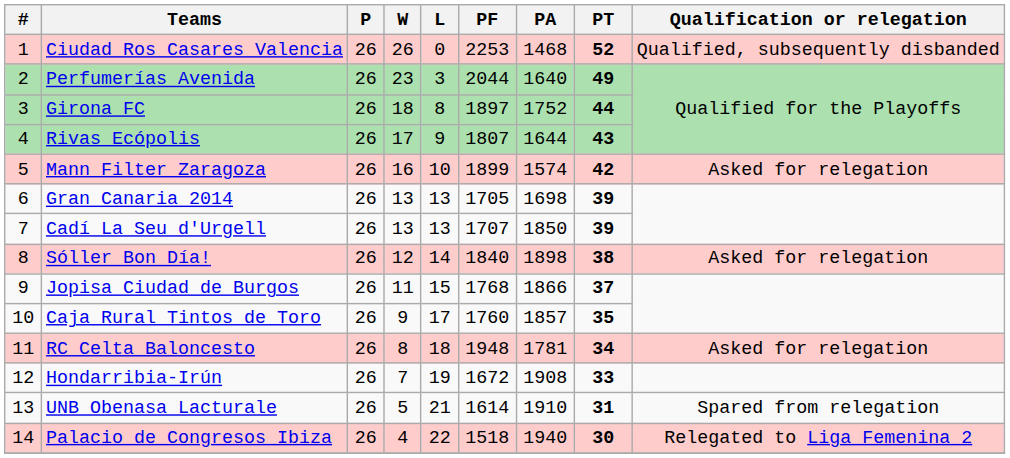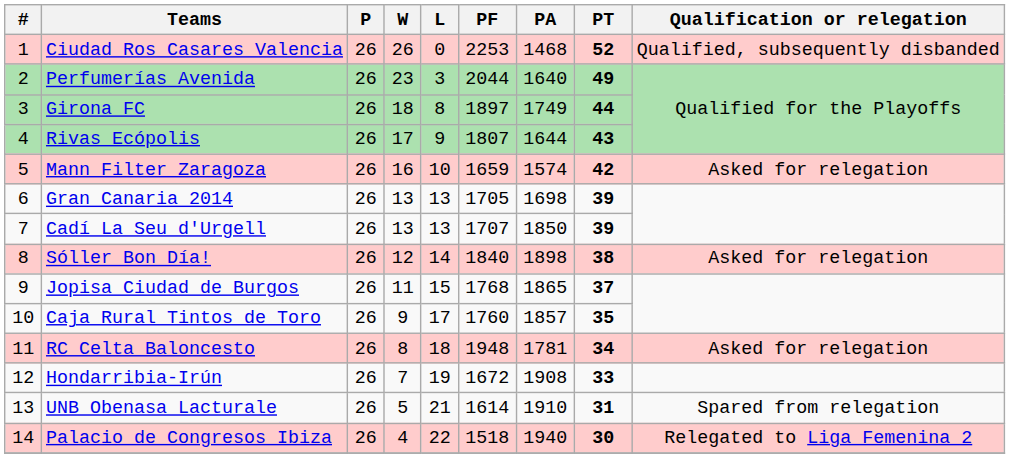(545, 109) 1752 -> (545, 109) 1749
(487, 169) 1899 -> (487, 169) 1659
(545, 289) 1866 -> (545, 289) 1865
